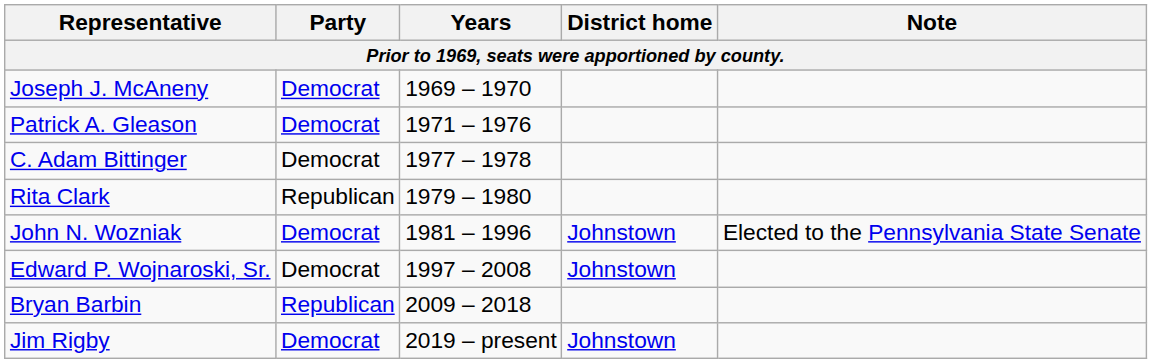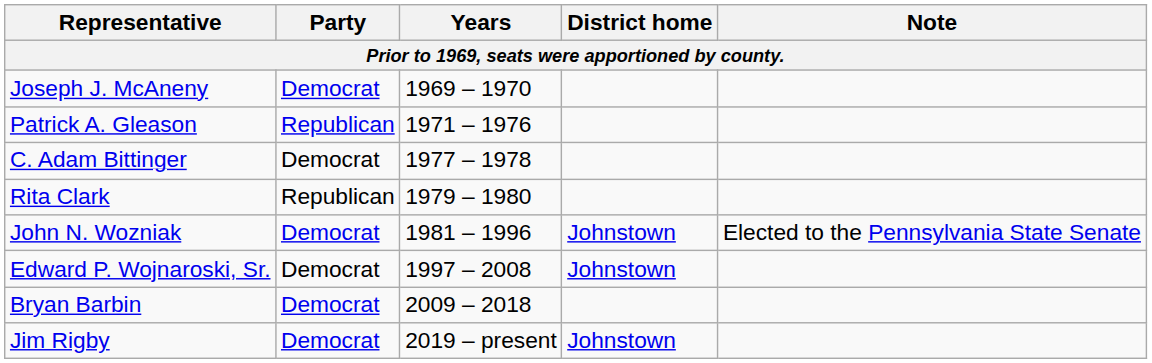(330, 124) Democrat -> (338, 124) Republican
(338, 304) Republican -> (330, 304) Democrat
